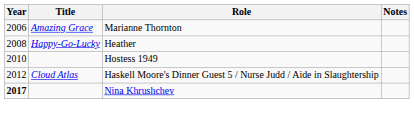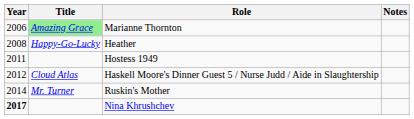(62, 28) no background -> (62, 28) lightgreen background
(17, 59) 2010 -> (16, 59) 2011
+ row: (137, 91)
